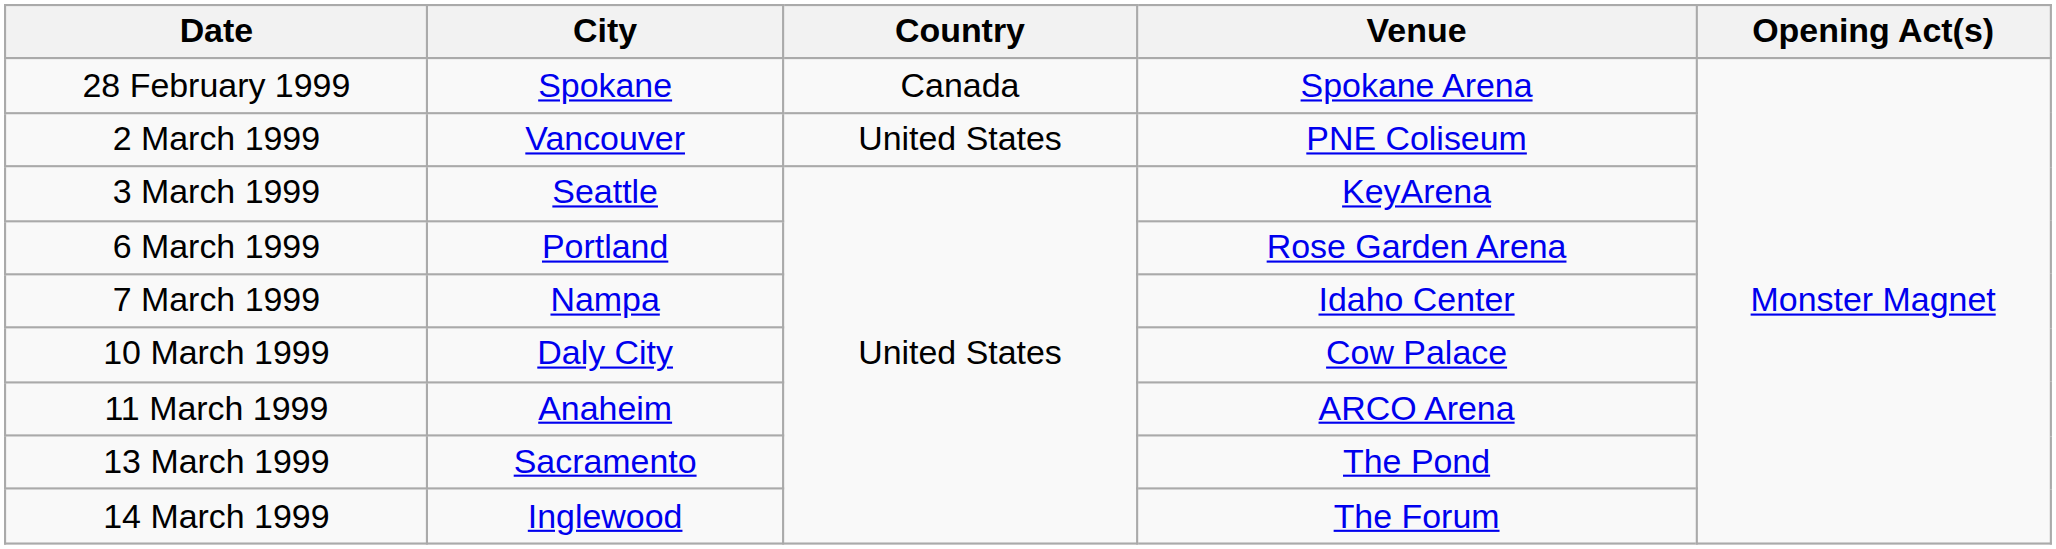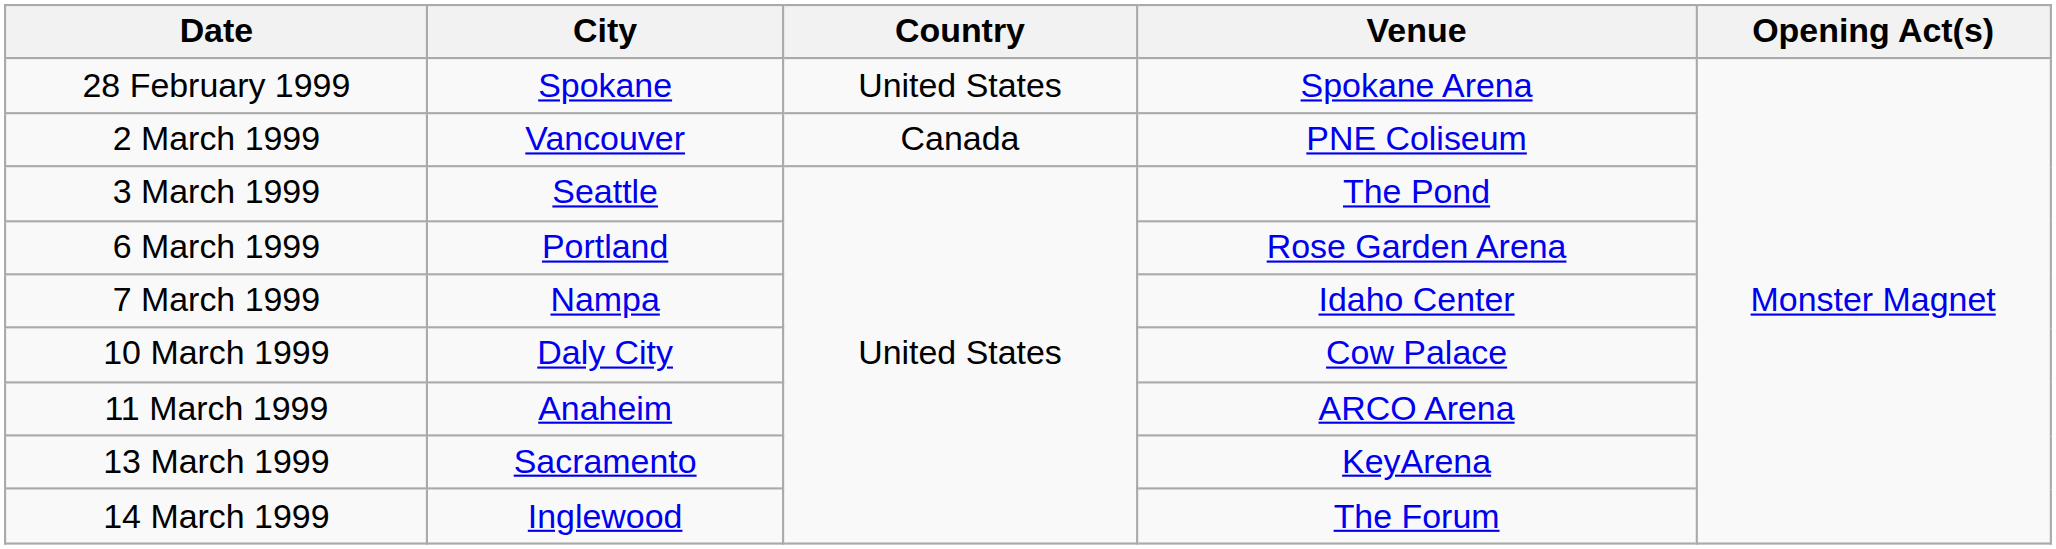(960, 85) Canada -> (960, 85) United States
(960, 138) United States -> (960, 138) Canada
(1417, 192) KeyArena -> (1417, 192) The Pond
(1417, 461) The Pond -> (1417, 461) KeyArena
